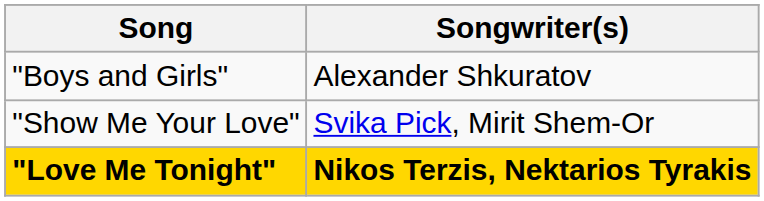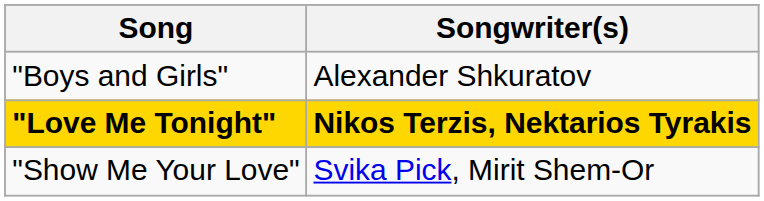rows swapped: (144, 170) <-> (156, 123)
